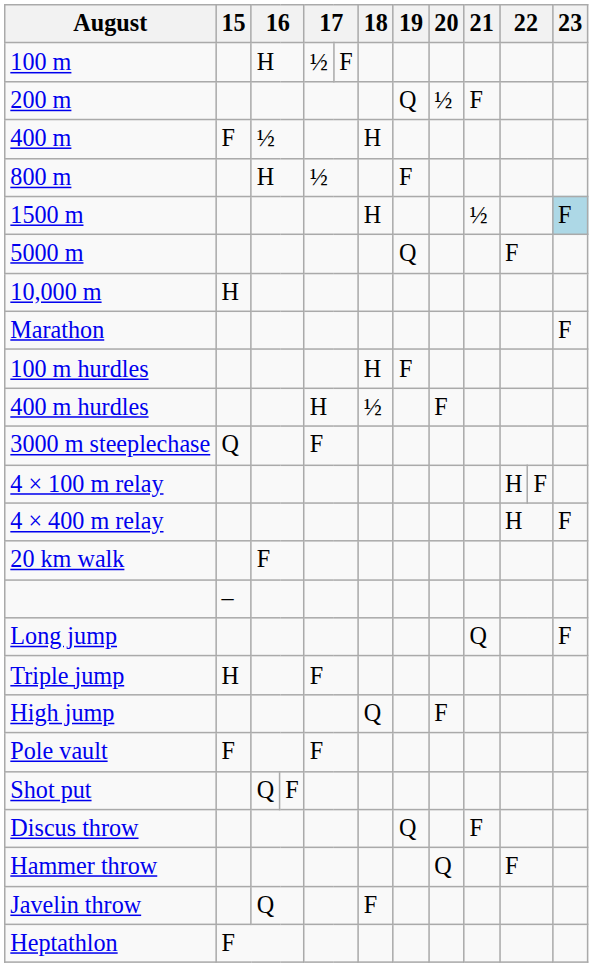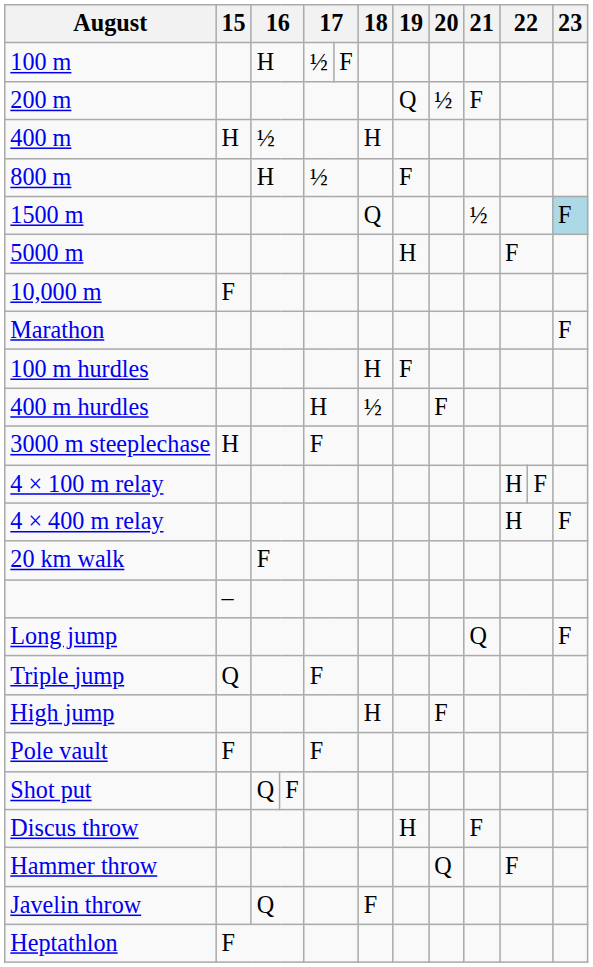(228, 138) F -> (230, 138) H
(372, 215) H -> (372, 215) Q
(408, 253) Q -> (408, 253) H
(230, 291) H -> (228, 291) F
(230, 445) Q -> (230, 445) H
(230, 675) H -> (230, 675) Q
(372, 713) Q -> (372, 713) H
(408, 828) Q -> (408, 828) H
